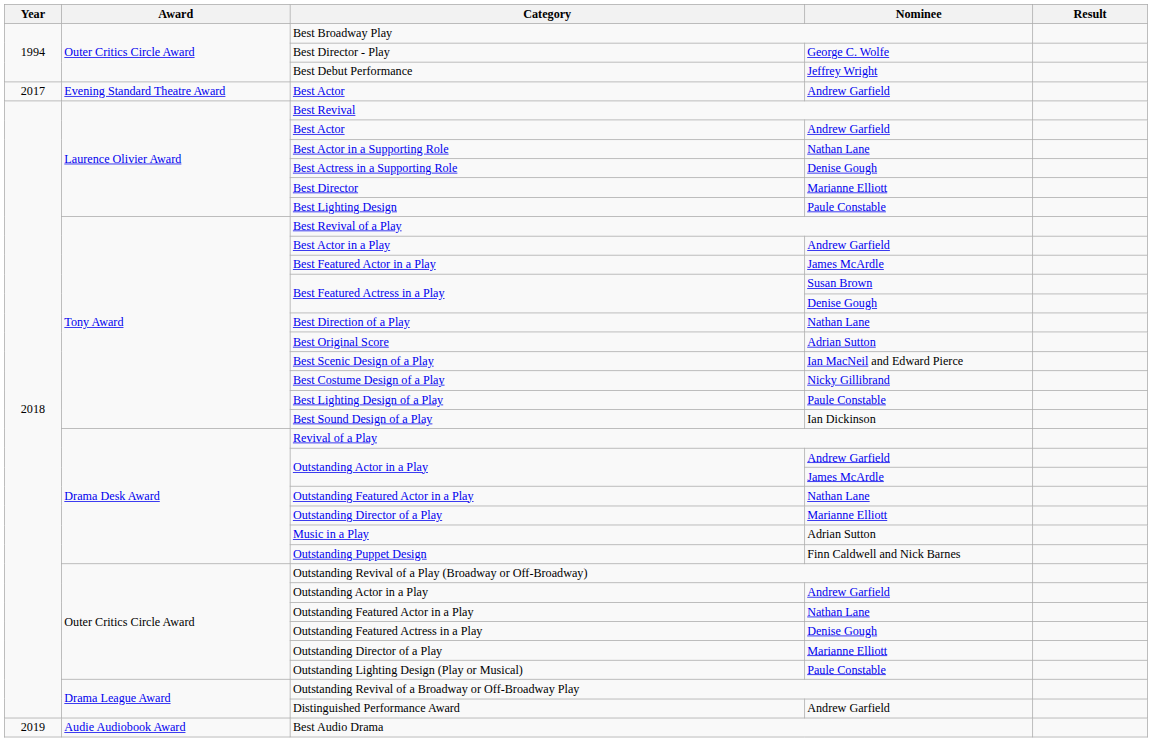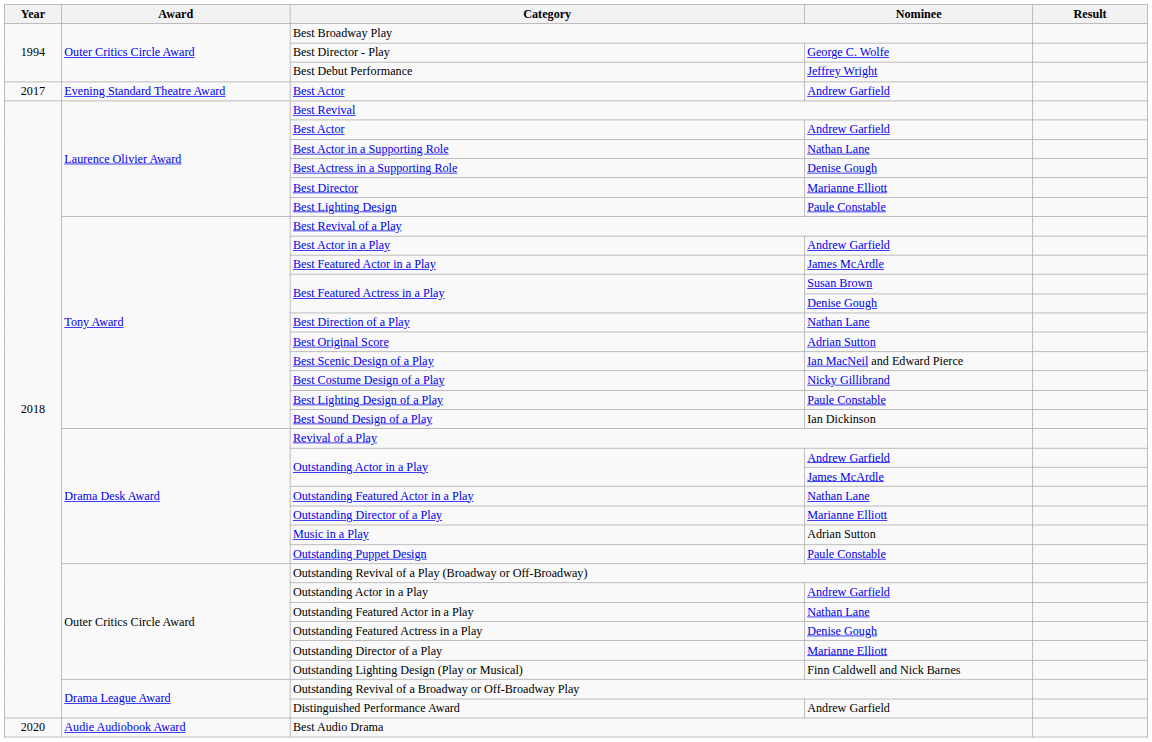(884, 554) Finn Caldwell and Nick Barnes -> (847, 554) Paule Constable
(847, 669) Paule Constable -> (884, 669) Finn Caldwell and Nick Barnes
(33, 727) 2019 -> (33, 727) 2020
